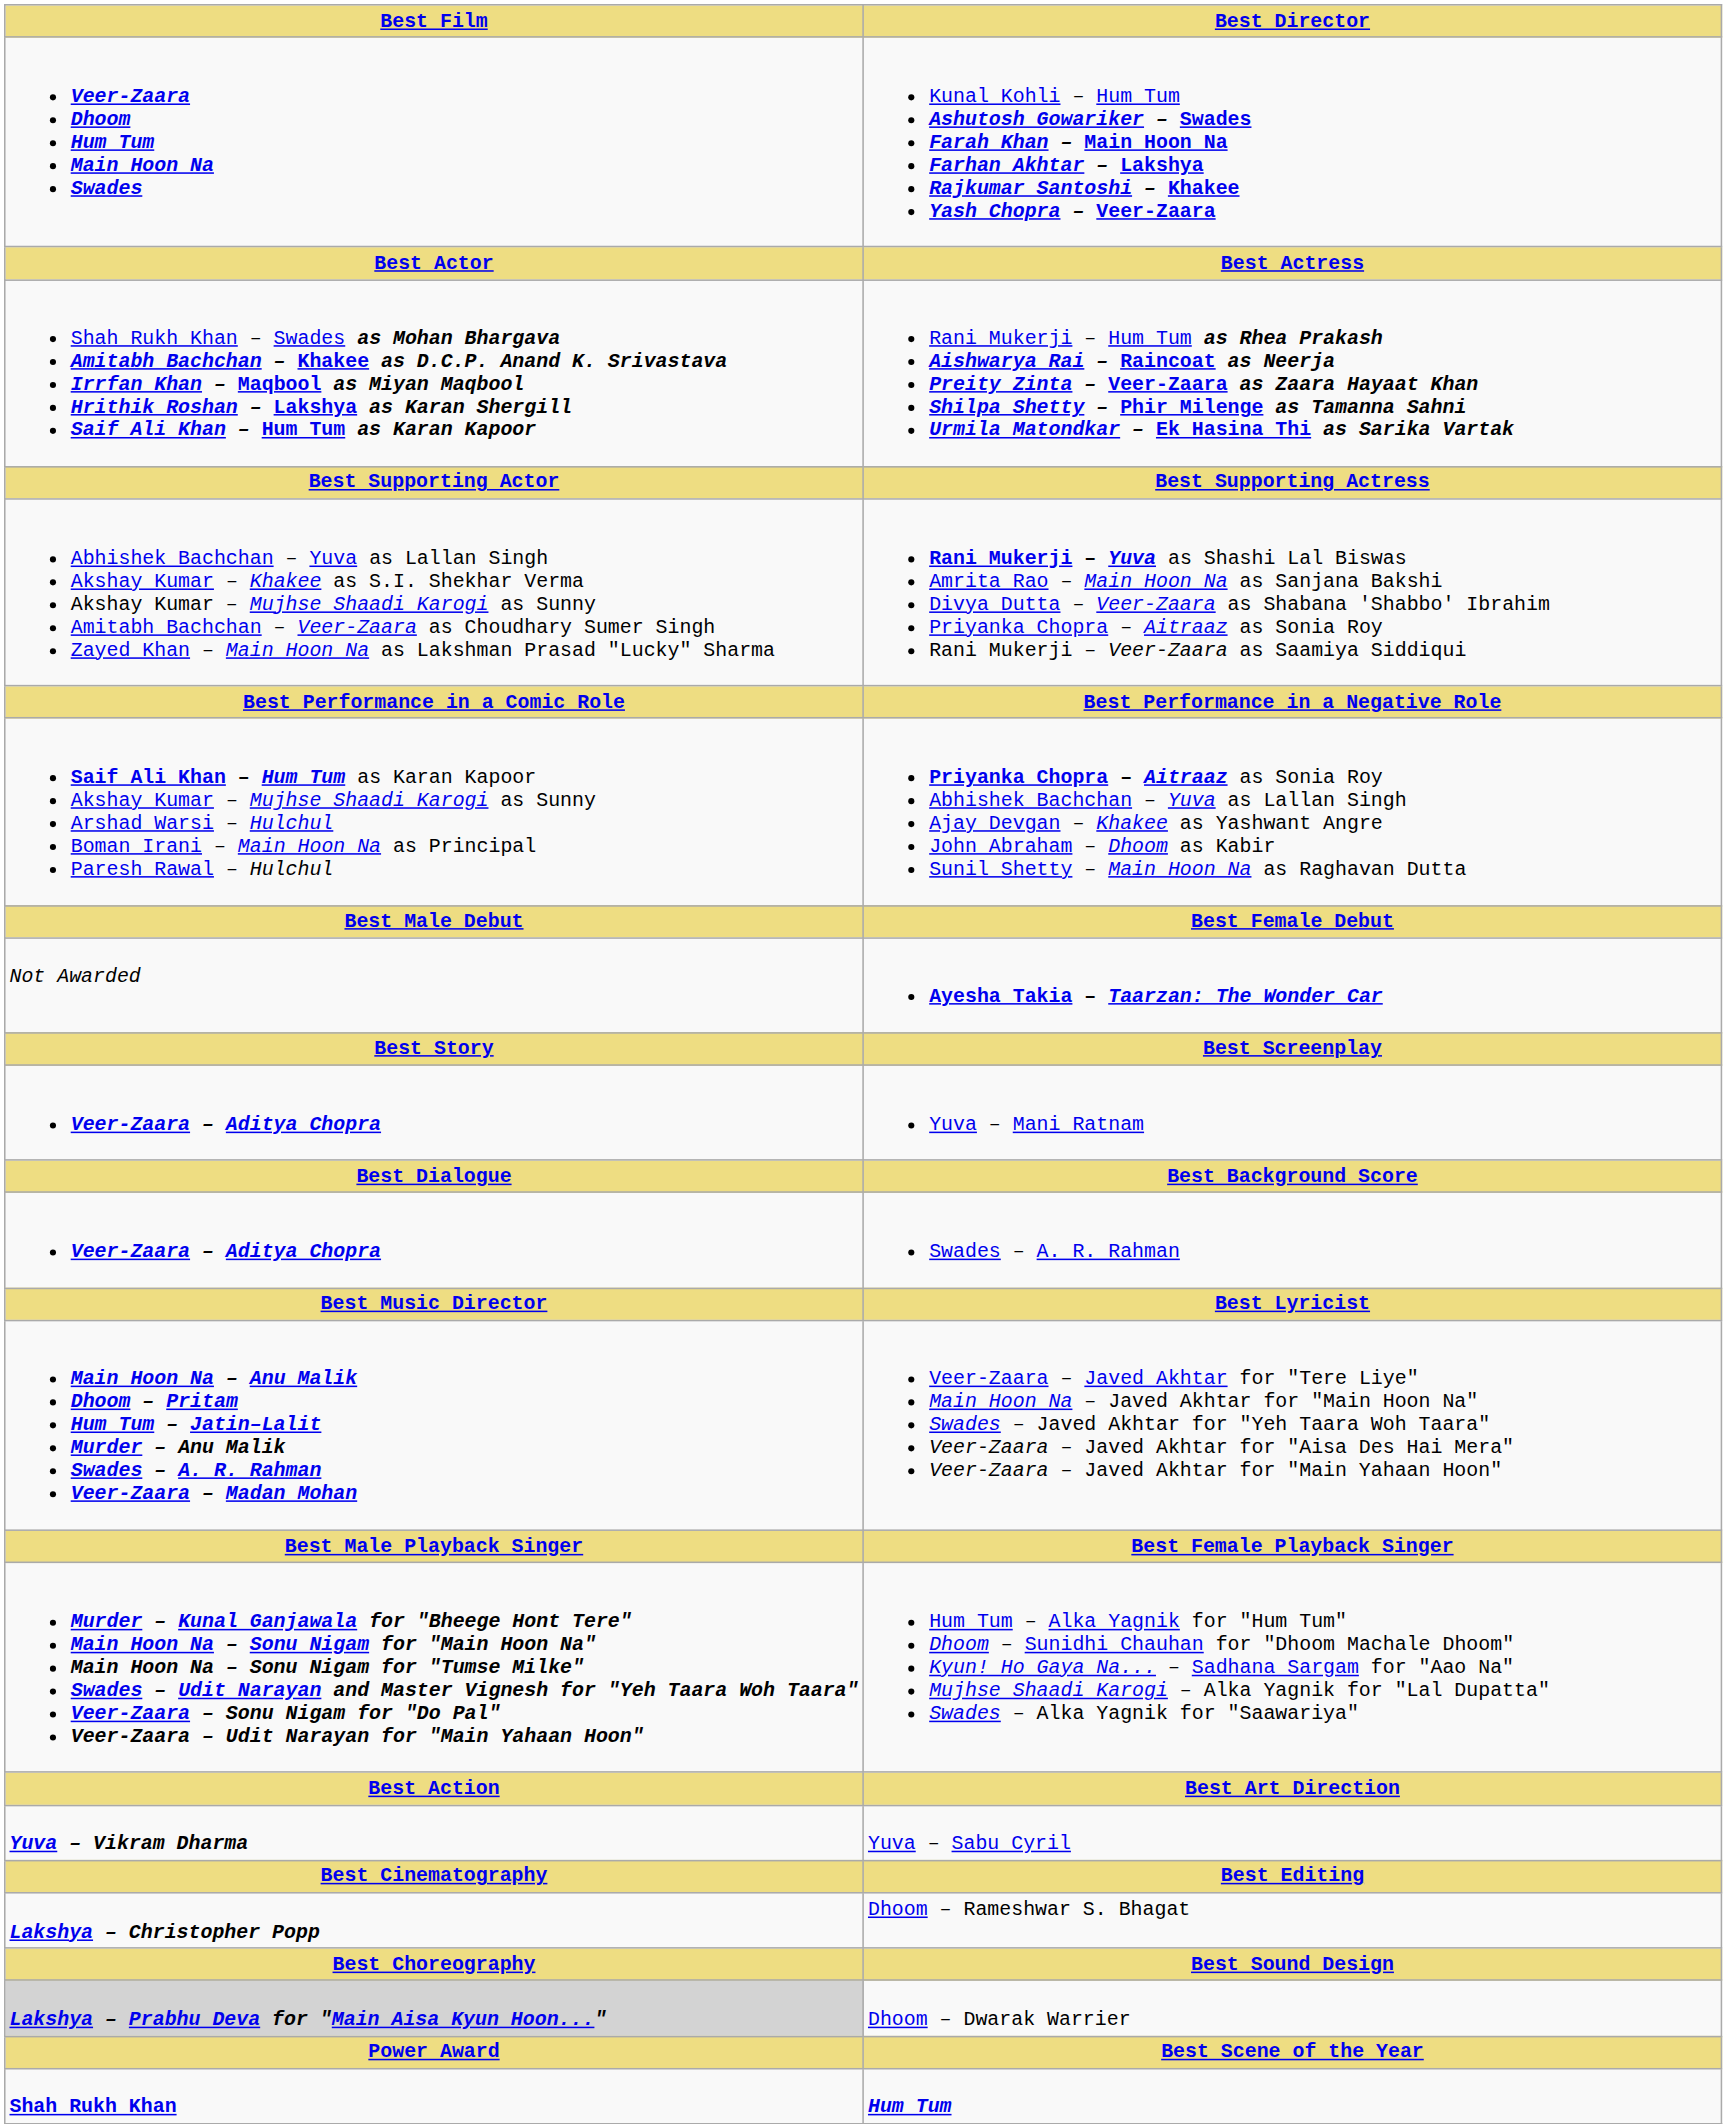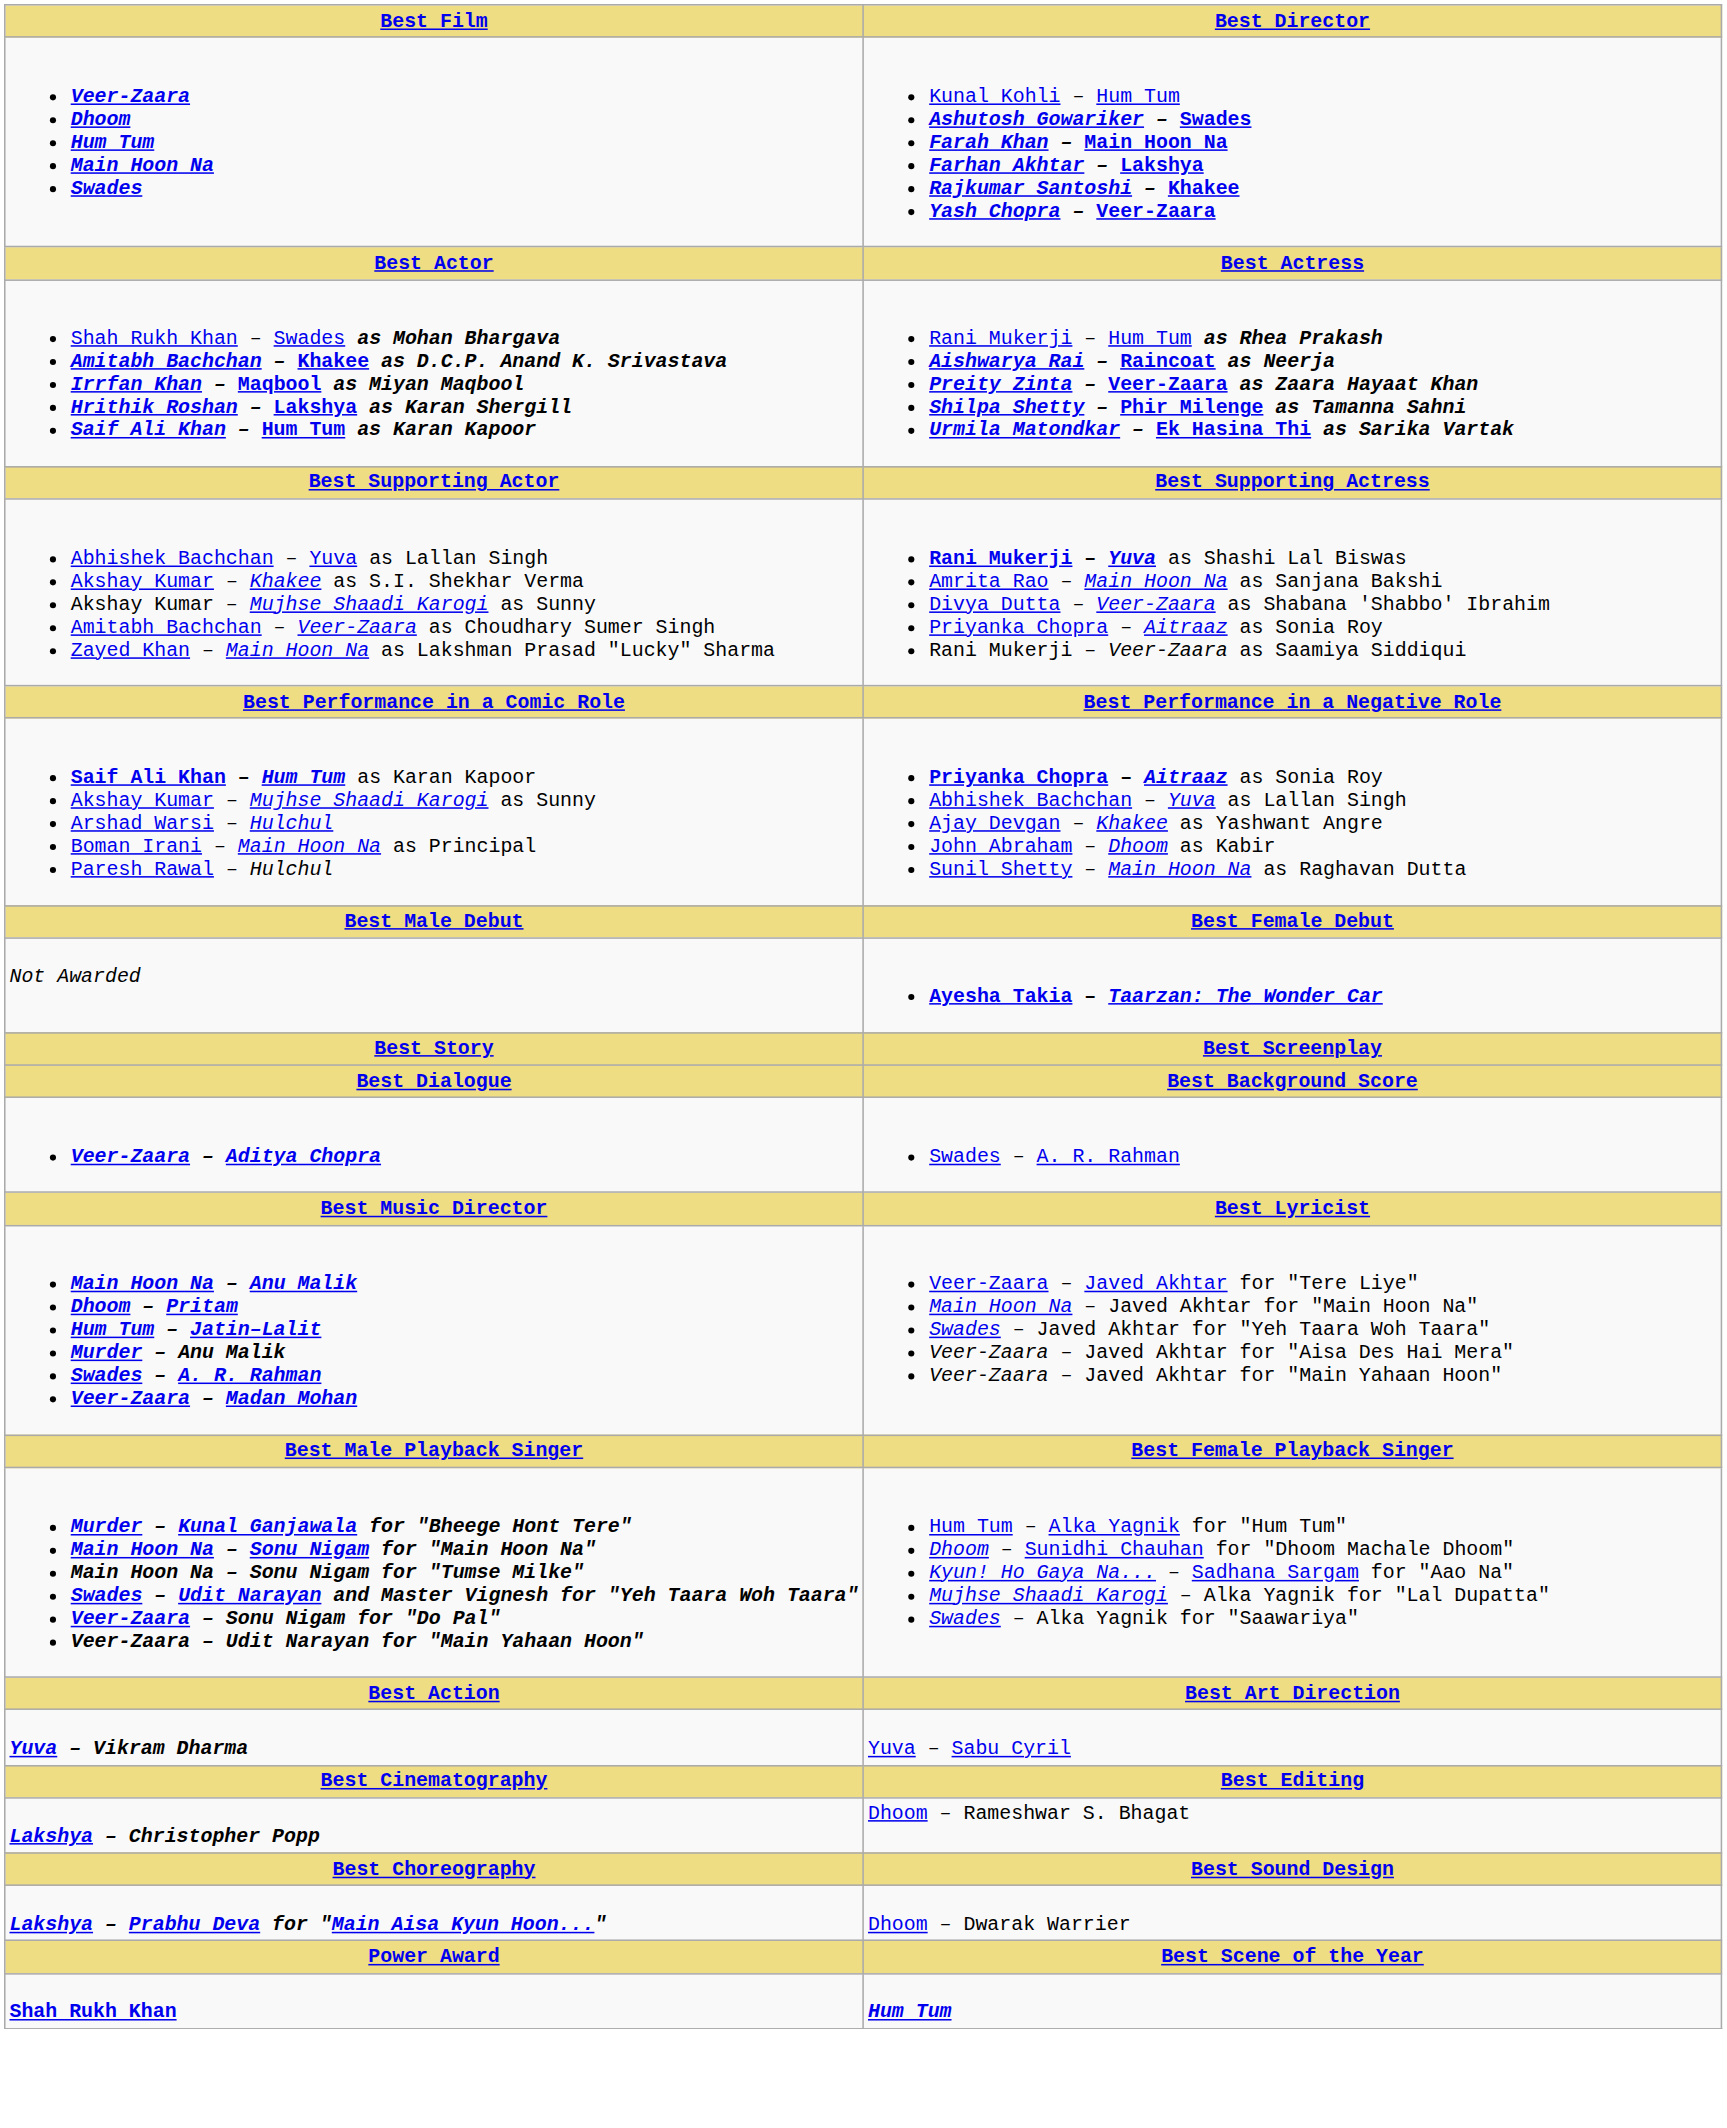- row: (1292, 1124)
(308, 2020) lightgrey background -> (308, 1924) no background
